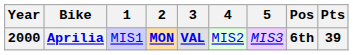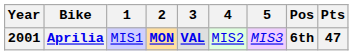(24, 38) 2000 -> (24, 38) 2001
(333, 38) 39 -> (333, 38) 47
